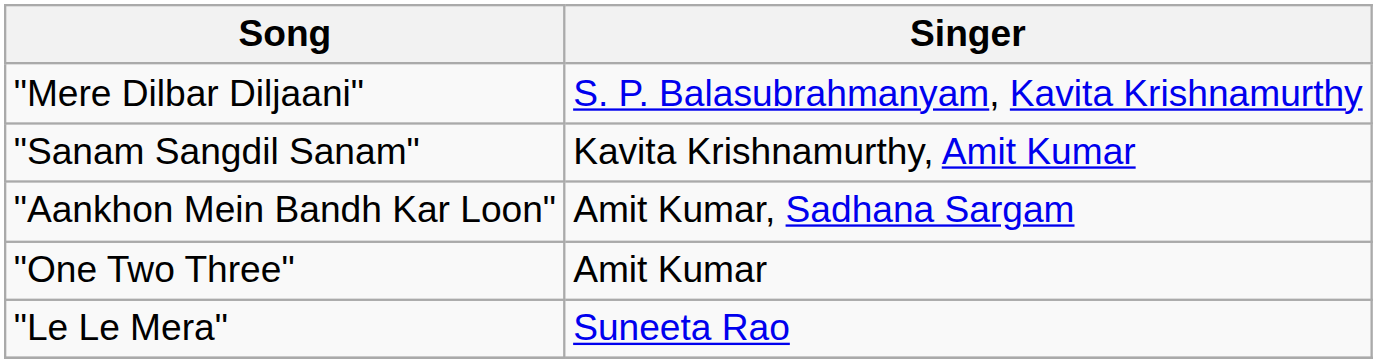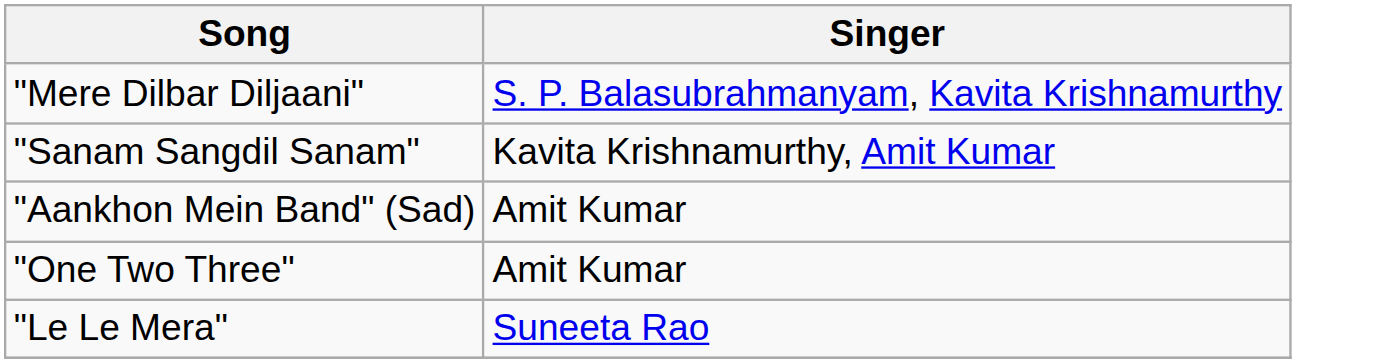- row: (285, 210)
+ row: (245, 210)
